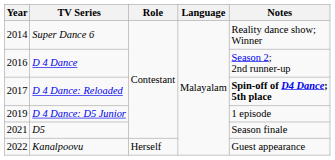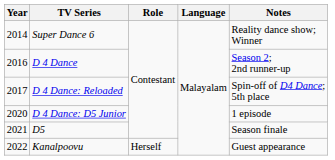(280, 91) bold -> (278, 91) normal
(17, 113) 2019 -> (17, 113) 2020
